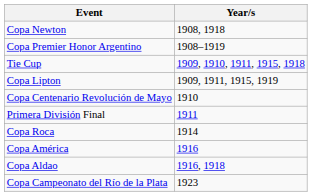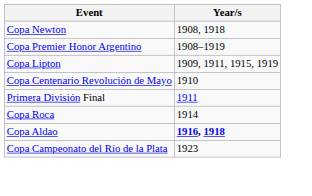- row: (24, 64)
- row: (38, 149)
(201, 166) normal -> (201, 132) bold
